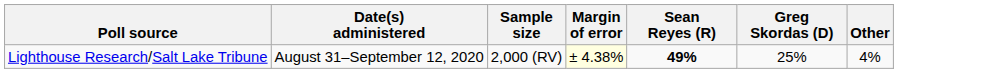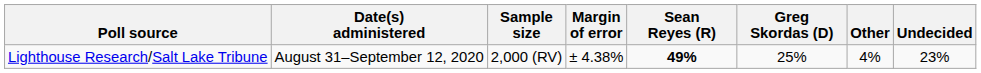+ column: (935, 33)
(596, 57) lightyellow background -> (596, 57) no background
